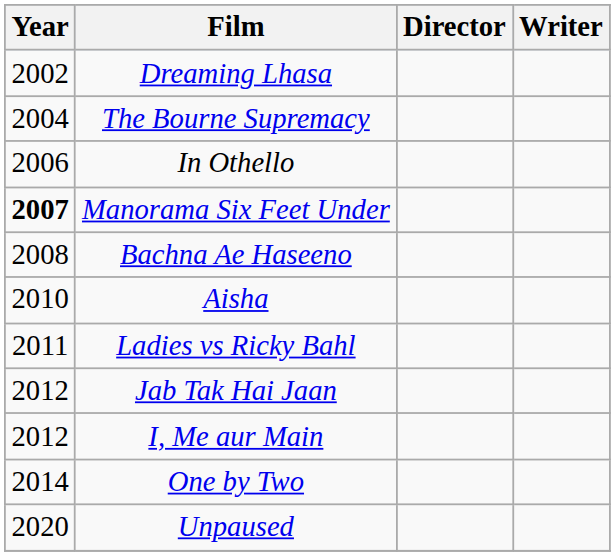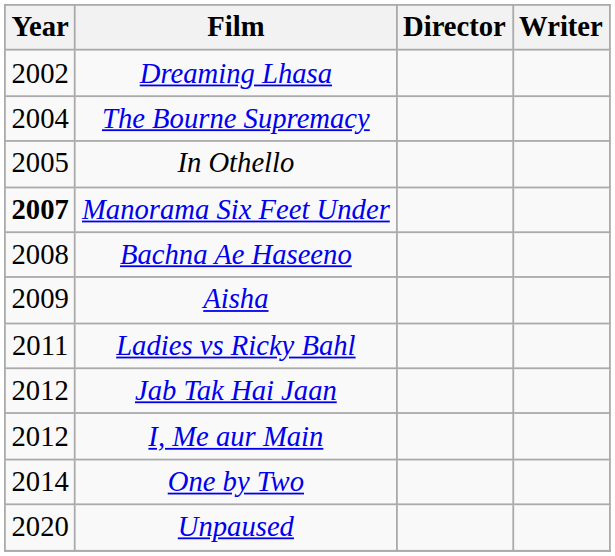(40, 163) 2006 -> (40, 163) 2005
(40, 299) 2010 -> (40, 299) 2009
